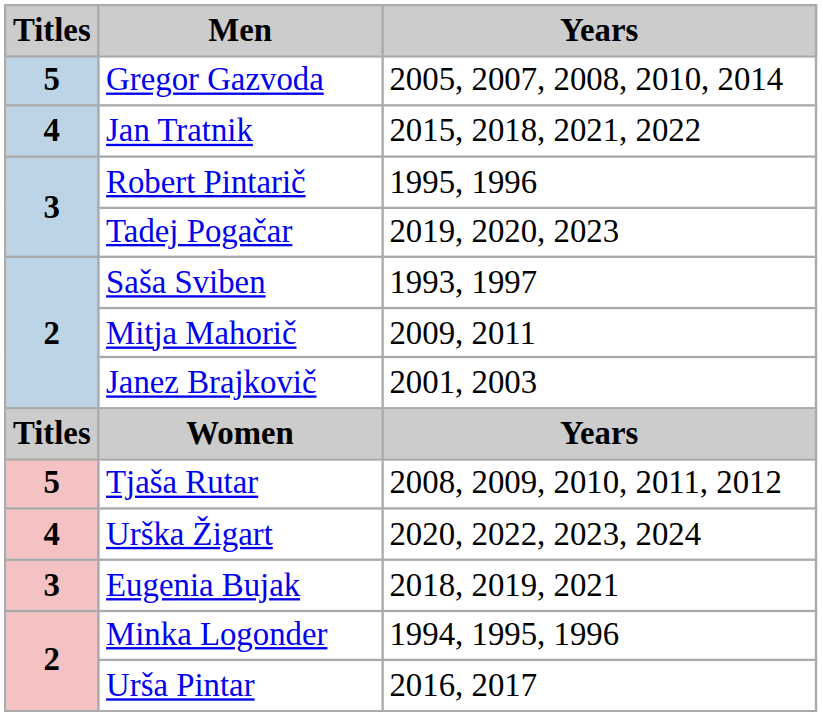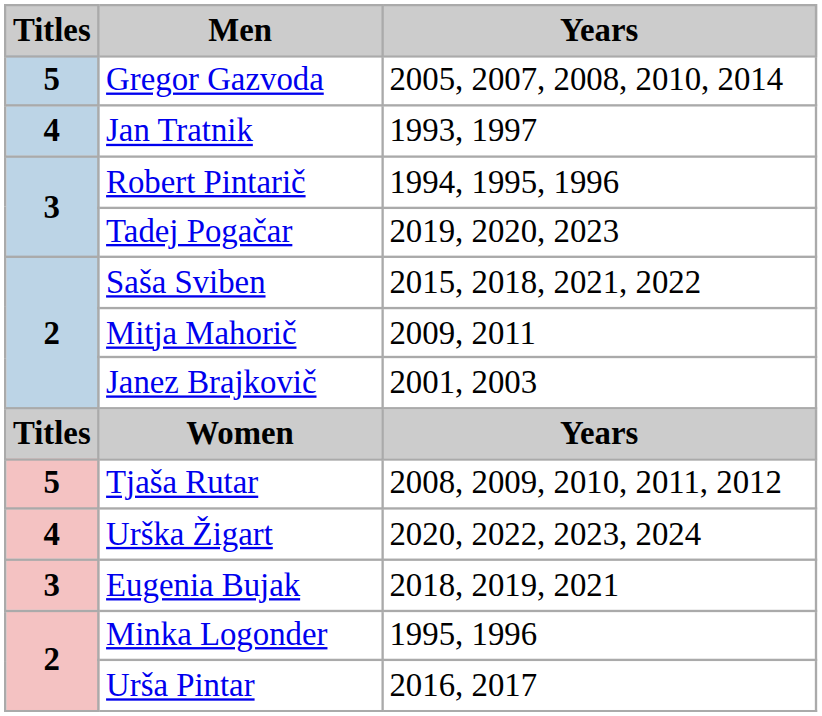(545, 130) 2015, 2018, 2021, 2022 -> (463, 130) 1993, 1997
(463, 180) 1995, 1996 -> (504, 180) 1994, 1995, 1996
(463, 281) 1993, 1997 -> (545, 281) 2015, 2018, 2021, 2022
(504, 634) 1994, 1995, 1996 -> (463, 634) 1995, 1996
